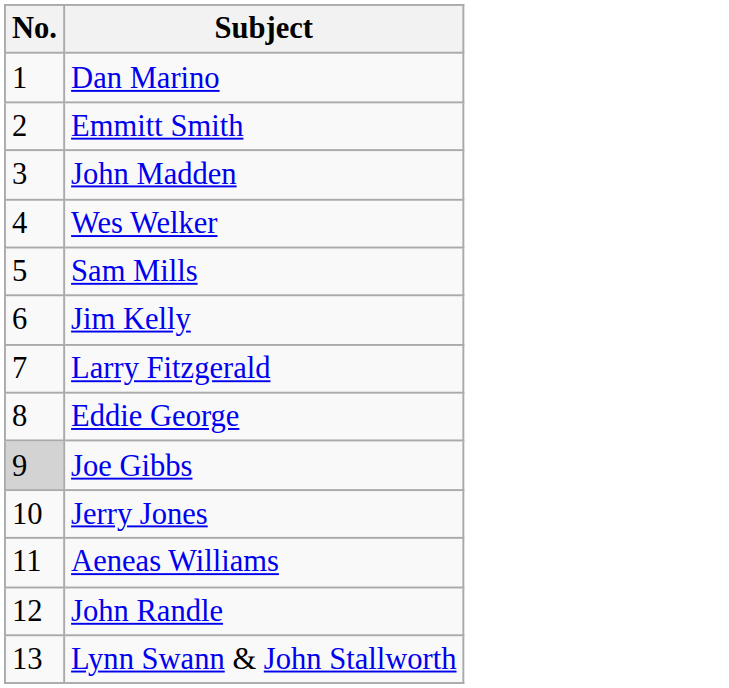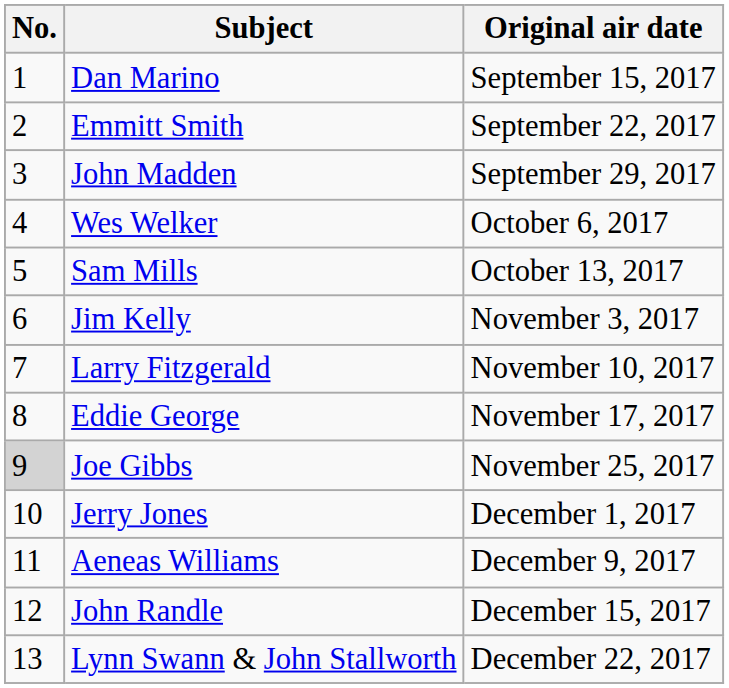+ column: (593, 28)
